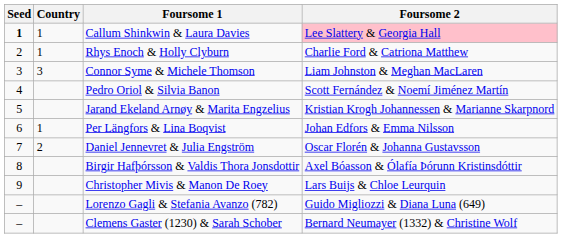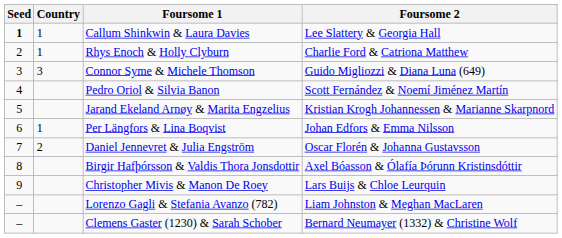(373, 33) pink background -> (373, 33) no background
(394, 71) Liam Johnston & Meghan MacLaren -> (395, 71) Guido Migliozzi & Diana Luna (649)
(395, 204) Guido Migliozzi & Diana Luna (649) -> (394, 204) Liam Johnston & Meghan MacLaren
